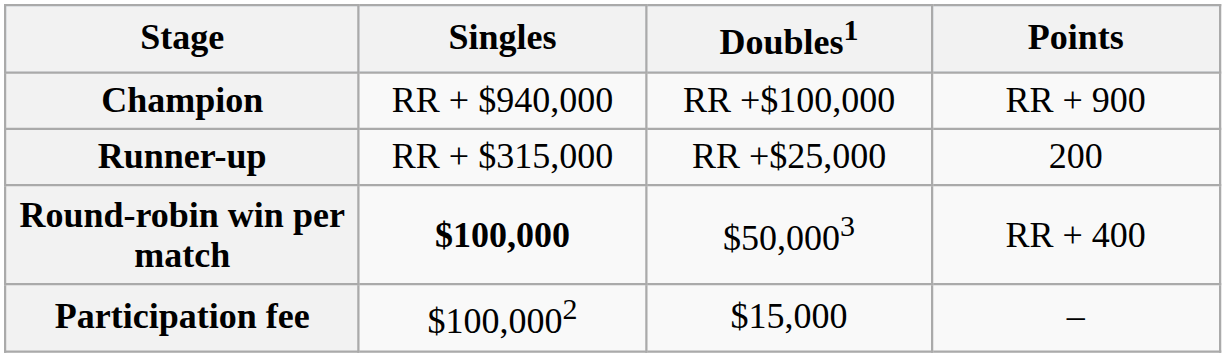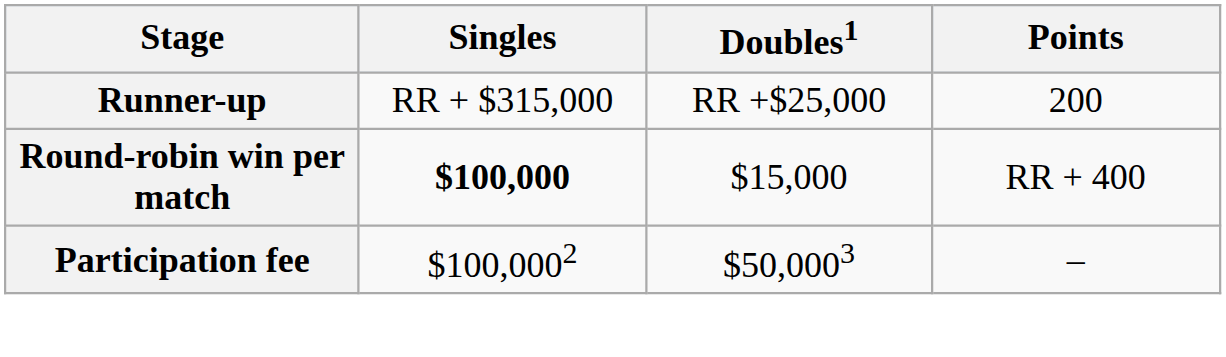- row: (182, 99)
(789, 234) $50,0003 -> (789, 177) $15,000
(789, 316) $15,000 -> (789, 259) $50,0003
